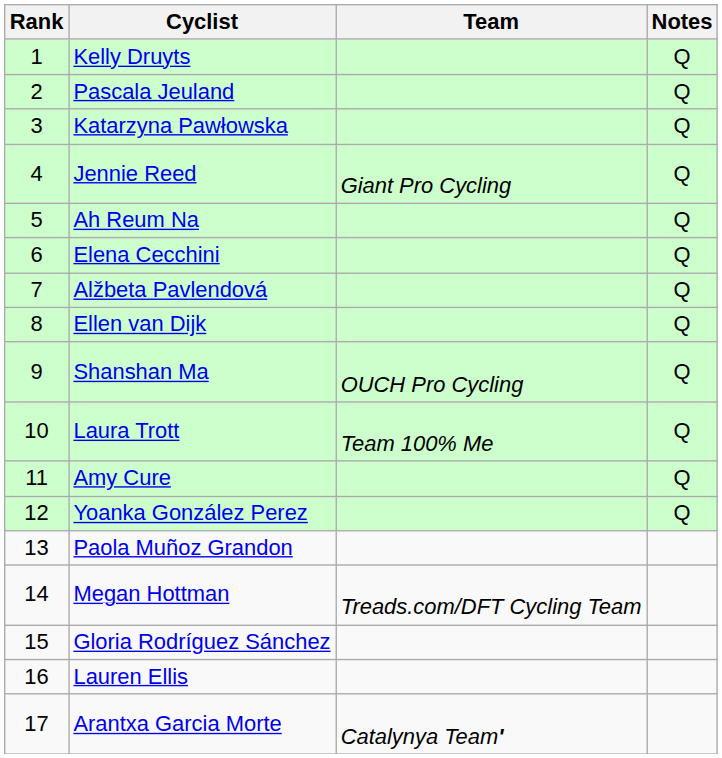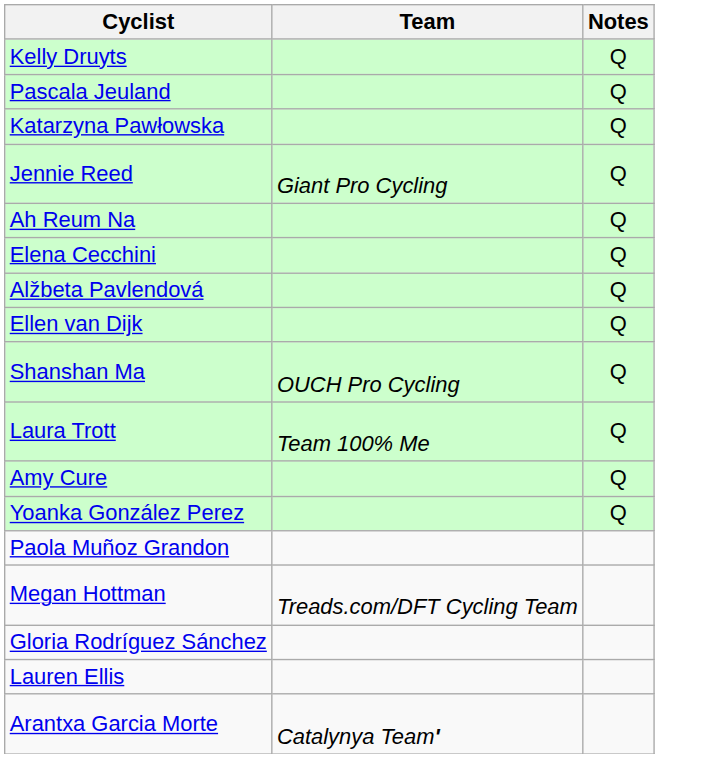- column: (37, 21)
